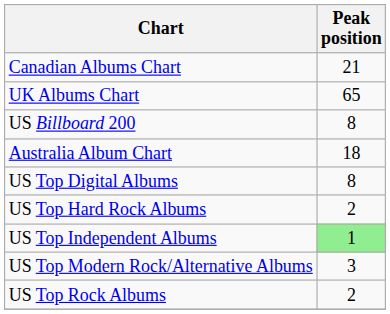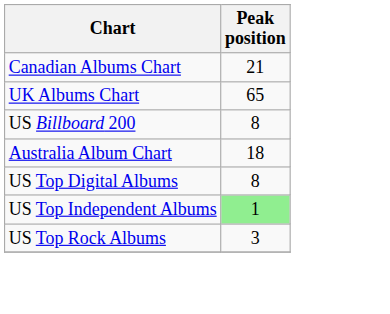- row: (107, 209)
- row: (161, 266)
(351, 294) 2 -> (255, 237) 3
